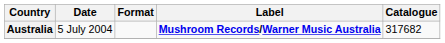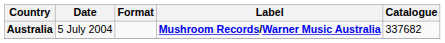(404, 30) 317682 -> (404, 30) 337682
